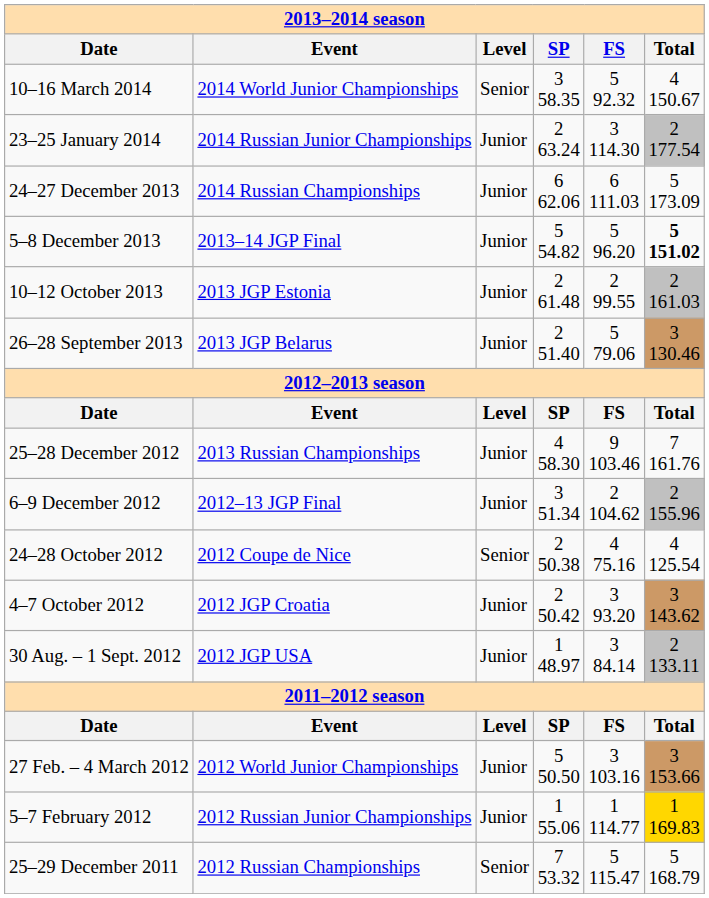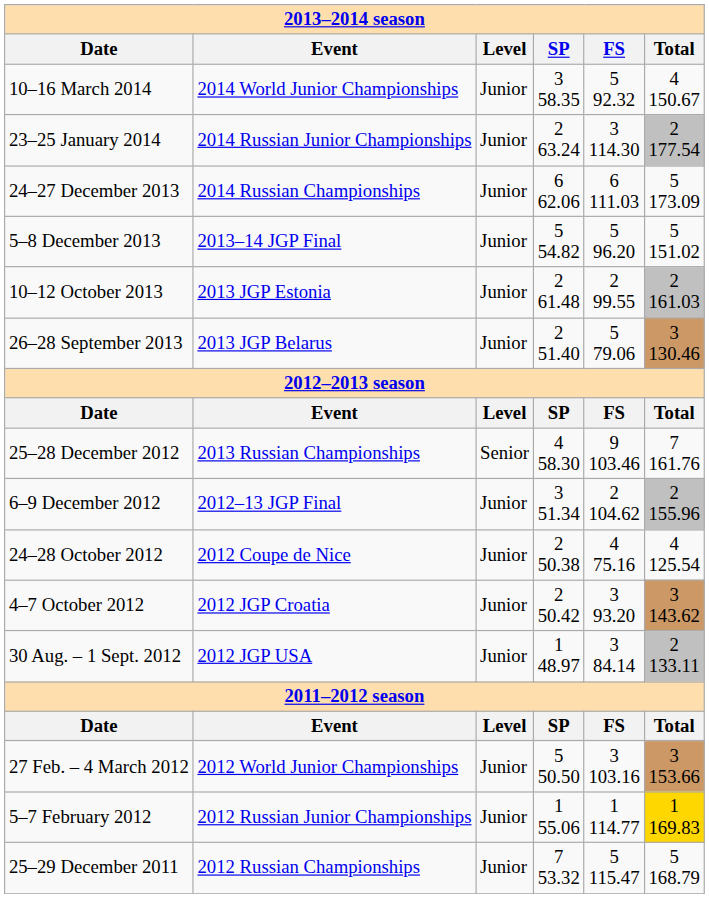(505, 89) Senior -> (504, 89) Junior
(674, 241) bold -> (674, 241) normal
(504, 453) Junior -> (505, 453) Senior
(505, 554) Senior -> (504, 554) Junior
(505, 867) Senior -> (504, 867) Junior
